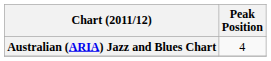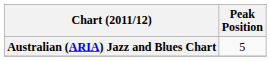(242, 46) 4 -> (242, 46) 5
